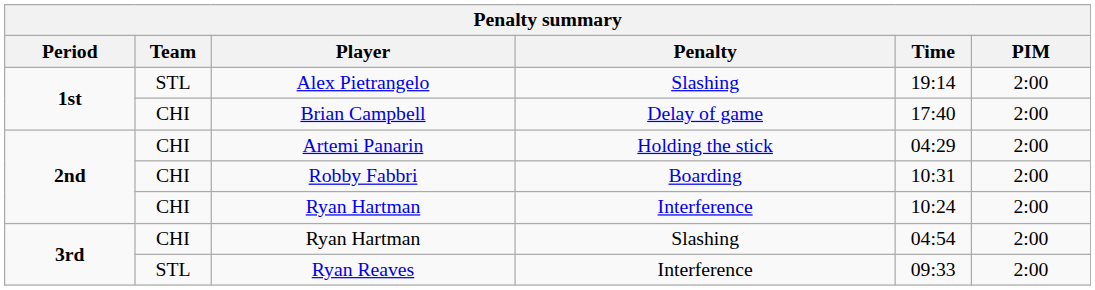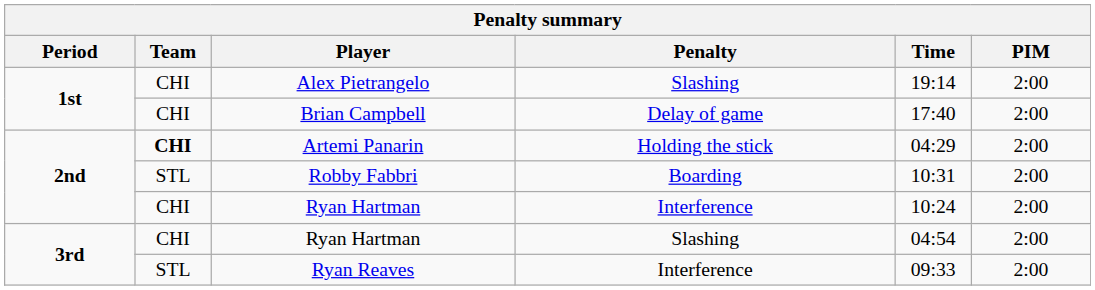(173, 82) STL -> (173, 82) CHI
(173, 144) normal -> (173, 144) bold
(173, 176) CHI -> (173, 176) STL
